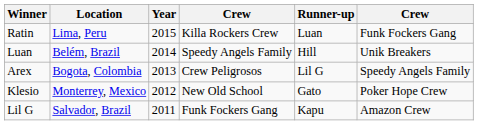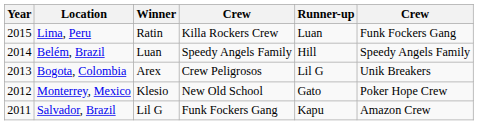columns swapped: (164, 14) <-> (27, 14)
(395, 52) Unik Breakers -> (415, 52) Speedy Angels Family
(415, 71) Speedy Angels Family -> (395, 71) Unik Breakers
